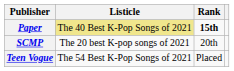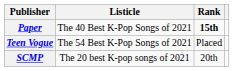(125, 27) khaki background -> (125, 27) no background
rows swapped: (30, 43) <-> (30, 58)
